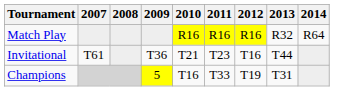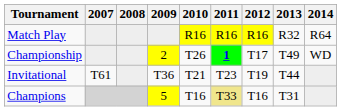+ row: (45, 55)
(251, 55) T16 -> (258, 75) T19
(220, 75) no background -> (226, 95) khaki background
(251, 75) T19 -> (258, 95) T16
